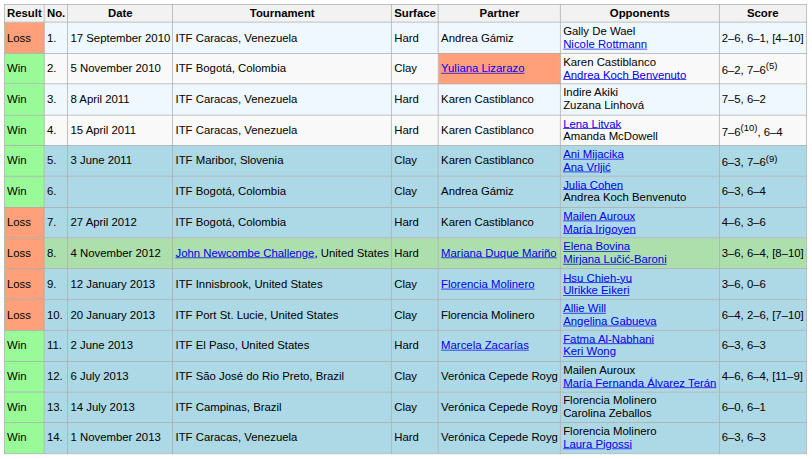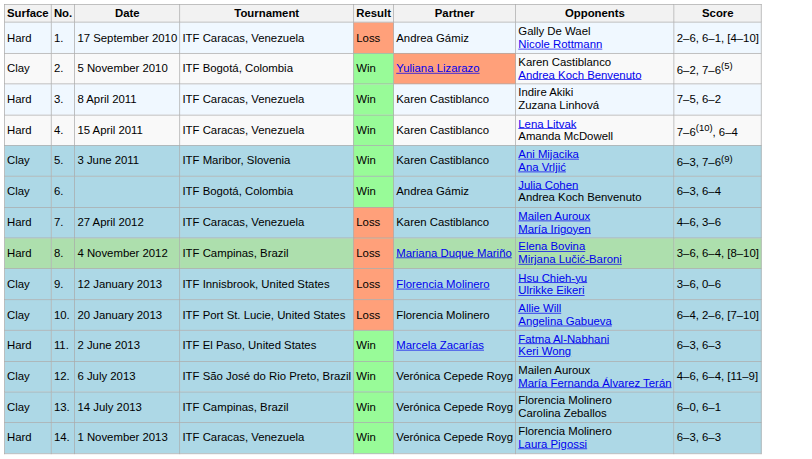columns swapped: (24, 13) <-> (415, 13)
(231, 222) ITF Bogotá, Colombia -> (243, 222) ITF Caracas, Venezuela
(282, 253) John Newcombe Challenge, United States -> (235, 253) ITF Campinas, Brazil
